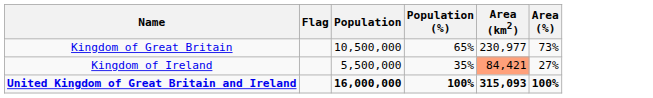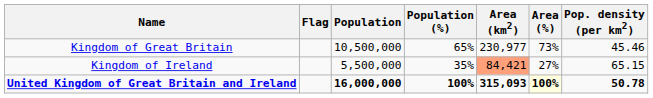+ column: (604, 21)
(545, 84) no background -> (545, 84) lightyellow background
